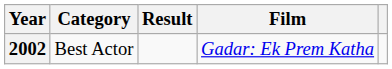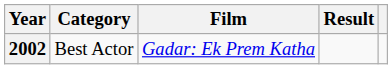columns swapped: (288, 19) <-> (167, 19)
